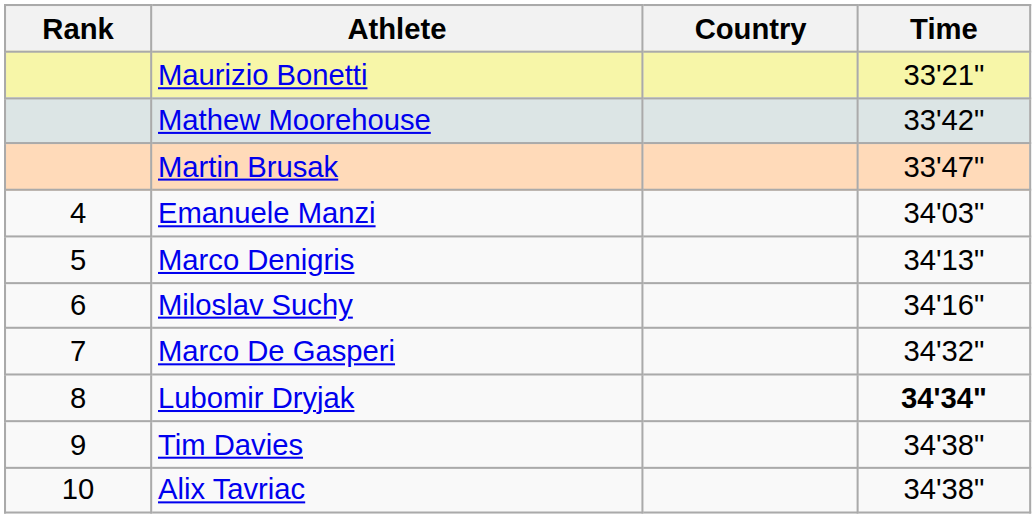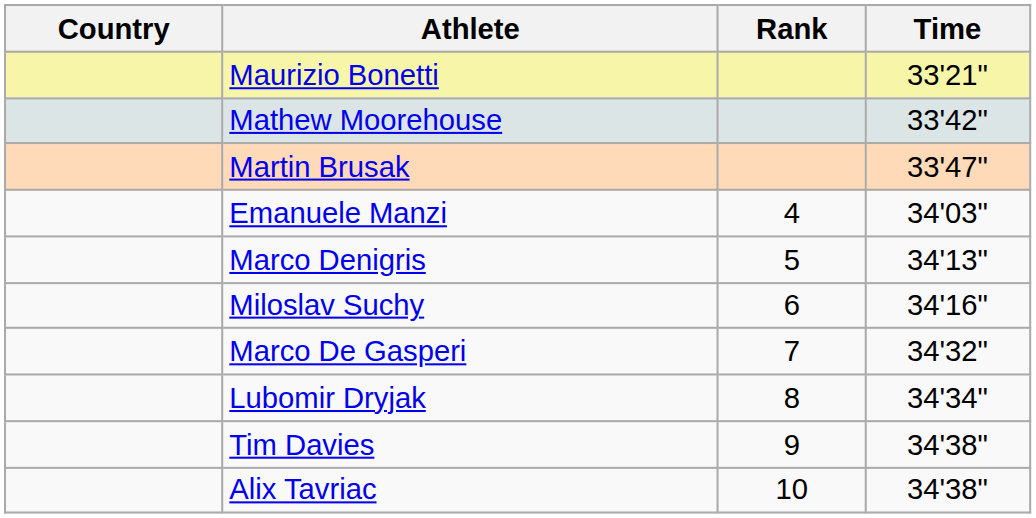columns swapped: (78, 28) <-> (751, 28)
(944, 398) bold -> (947, 398) normal
